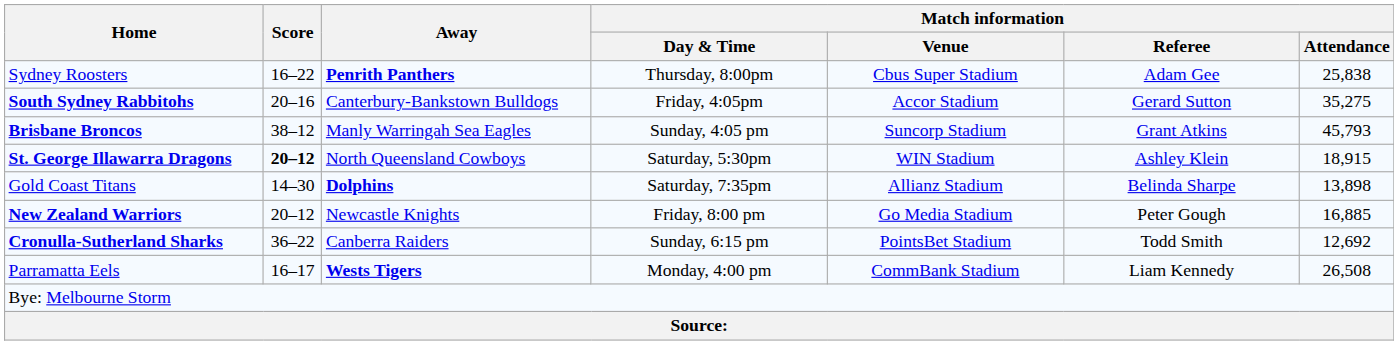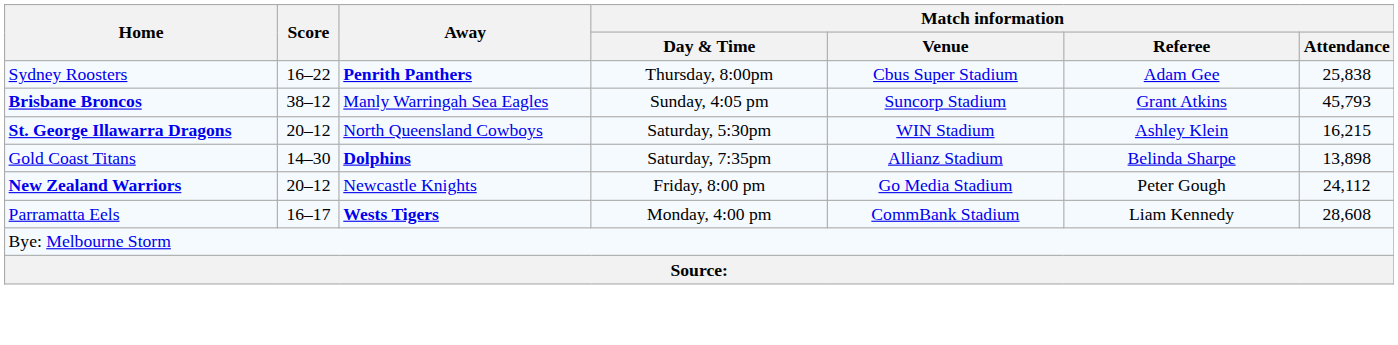- row: (101, 102)
(293, 158) bold -> (308, 130) normal
(1347, 158) 18,915 -> (1347, 130) 16,215
(1347, 213) 16,885 -> (1347, 185) 24,112
- row: (116, 241)
(1347, 269) 26,508 -> (1347, 213) 28,608
